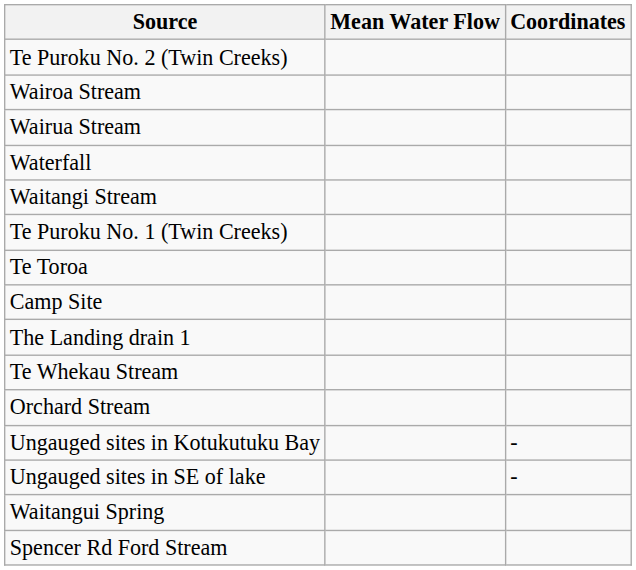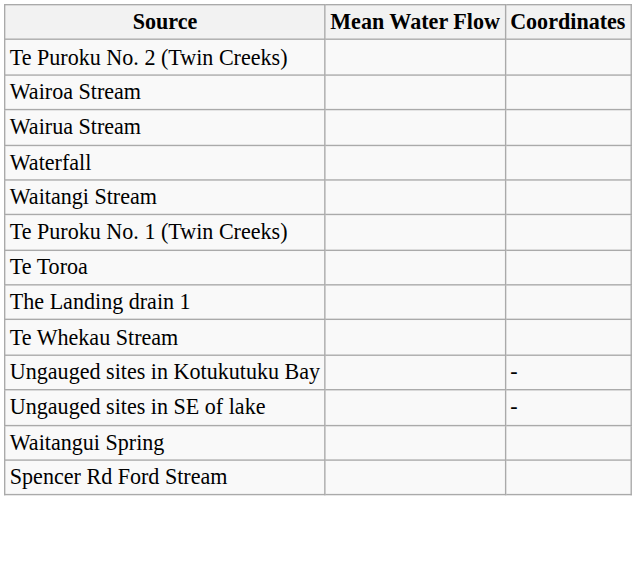- row: (56, 302)
- row: (80, 407)
